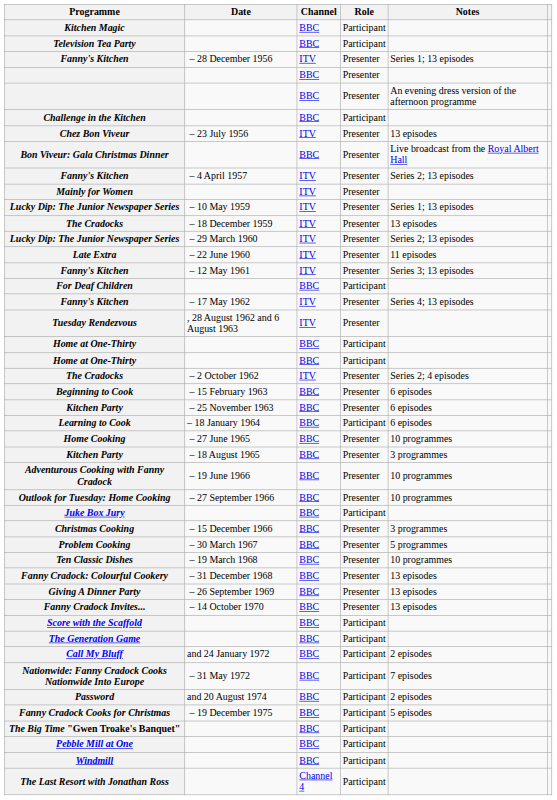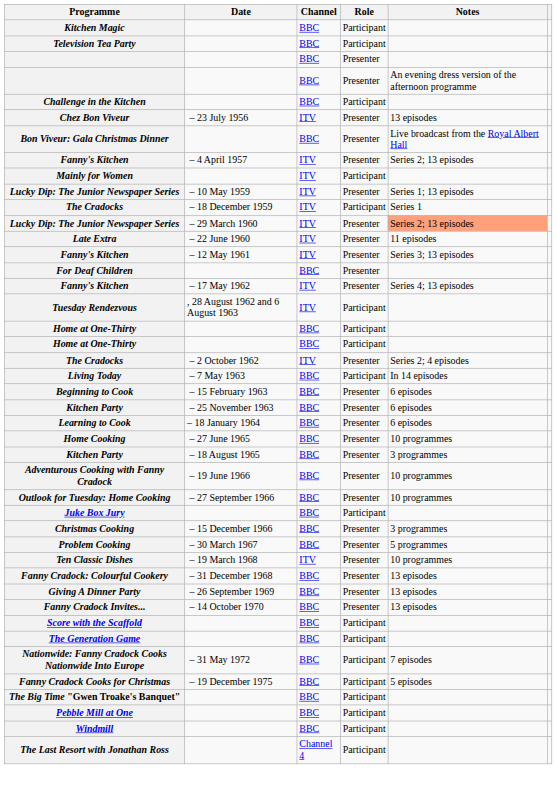- row: (95, 59)
(361, 192) Presenter -> (364, 176) Participant
(361, 223) Presenter -> (364, 207) Participant
(414, 223) 13 episodes -> (406, 207) Series 1
(432, 239) no background -> (432, 223) lightsalmon background
(364, 286) Participant -> (361, 270) Presenter
(361, 323) Presenter -> (364, 307) Participant
+ row: (95, 376)
(364, 423) Participant -> (361, 423) Presenter
(309, 560) BBC -> (308, 560) ITV
- row: (95, 654)
- row: (95, 697)
